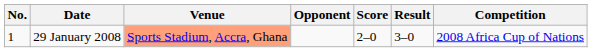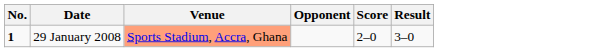- column: (510, 15)
(11, 36) normal -> (11, 36) bold
